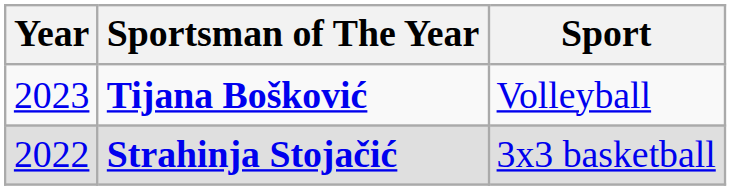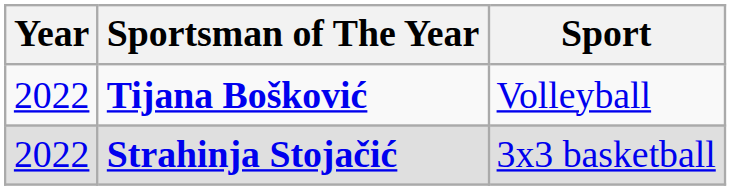(52, 94) 2023 -> (52, 94) 2022
